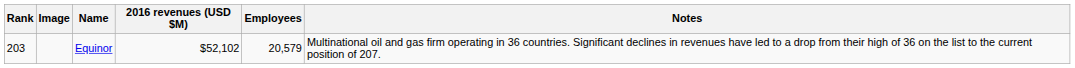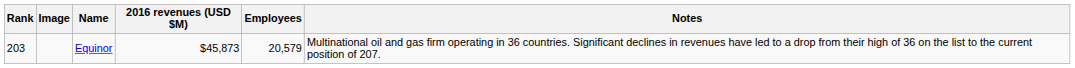(220, 48) $52,102 -> (220, 48) $45,873
